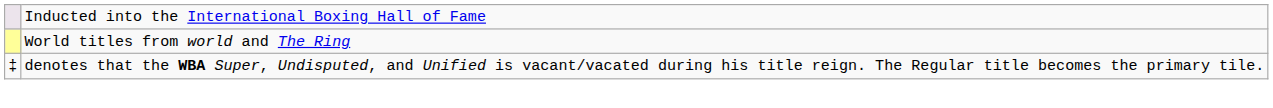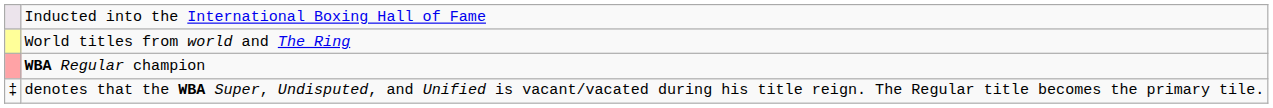+ row: (115, 66)
